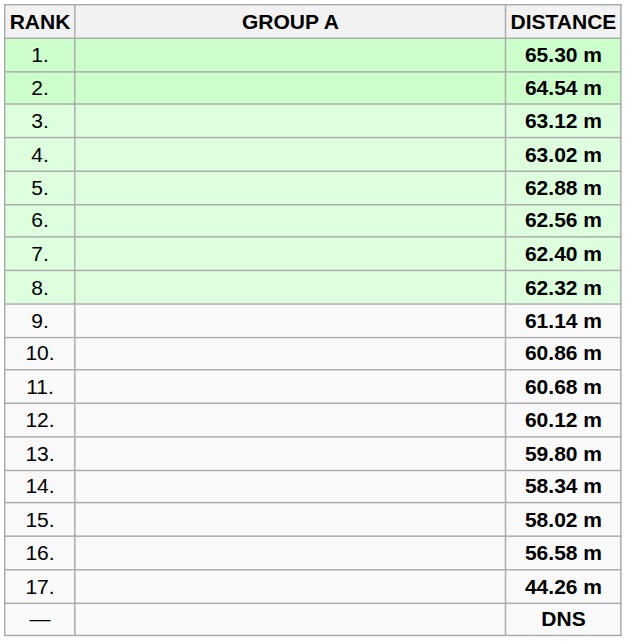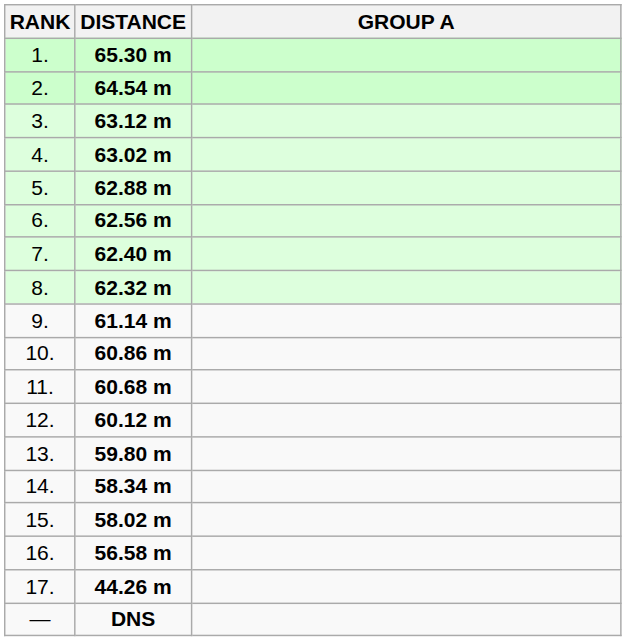columns swapped: (290, 22) <-> (563, 22)
